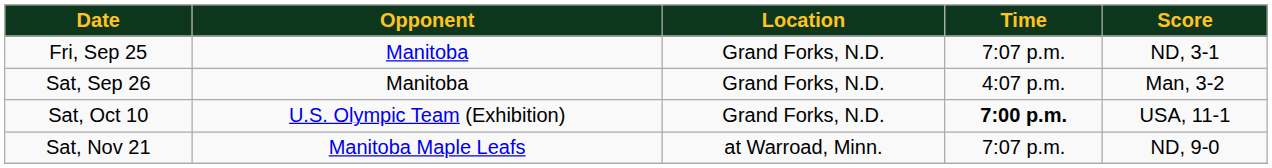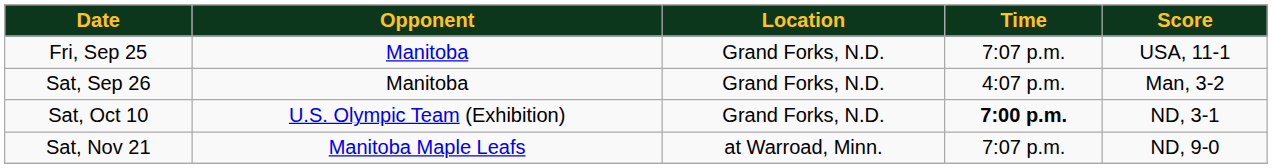(1185, 52) ND, 3-1 -> (1185, 52) USA, 11-1
(1185, 115) USA, 11-1 -> (1185, 115) ND, 3-1
